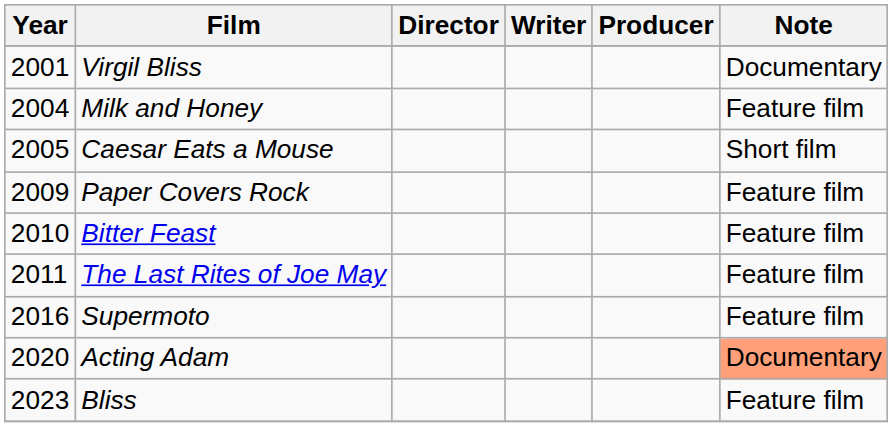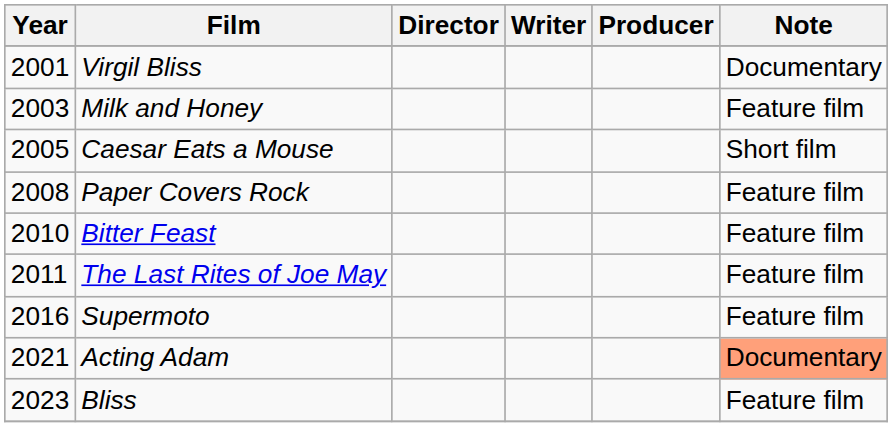(40, 108) 2004 -> (40, 108) 2003
(40, 191) 2009 -> (40, 191) 2008
(40, 358) 2020 -> (40, 358) 2021
